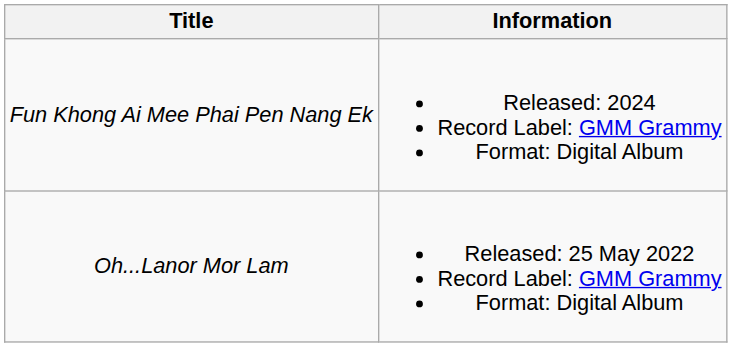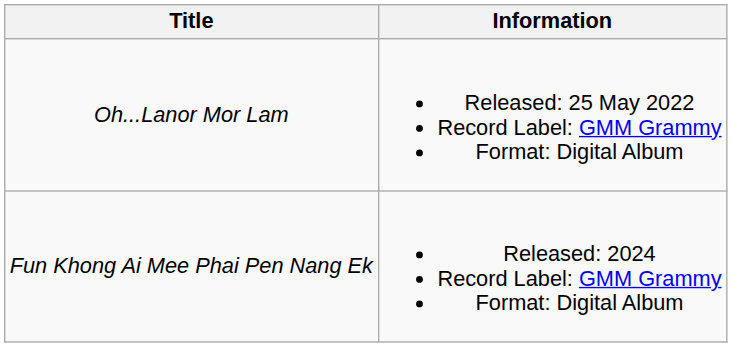rows swapped: (191, 266) <-> (191, 114)
